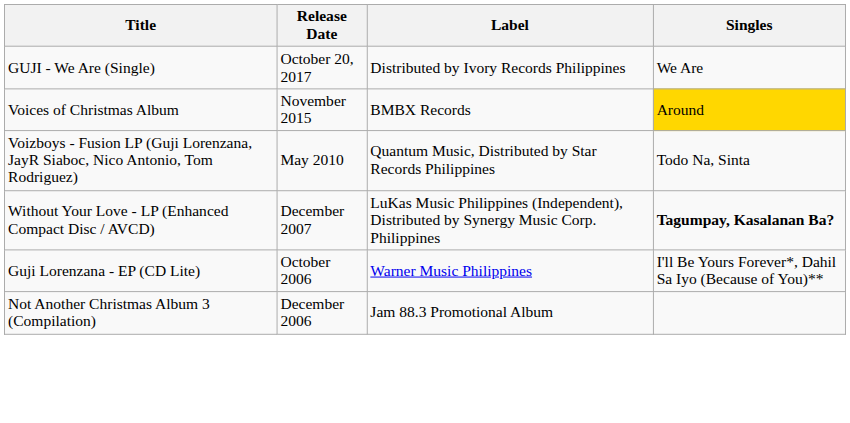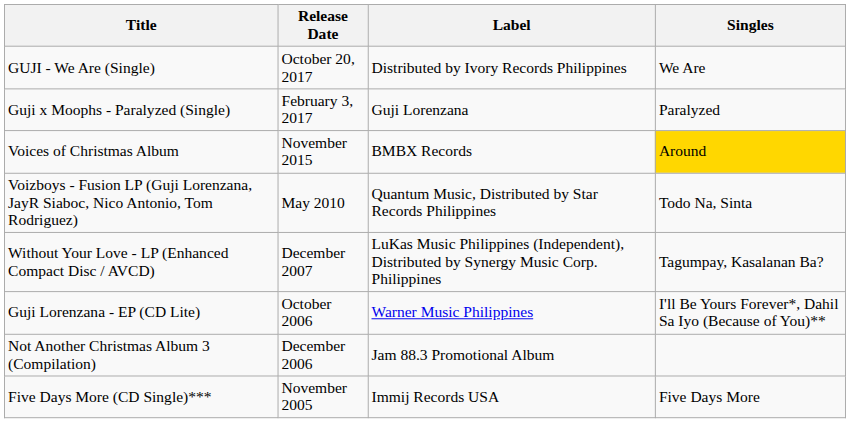+ row: (119, 109)
(745, 220) bold -> (741, 262) normal
+ row: (110, 397)
